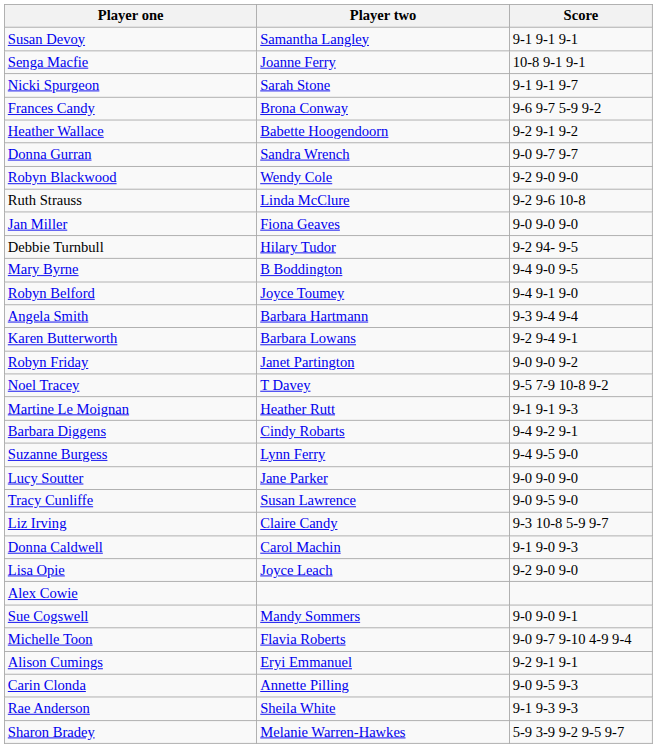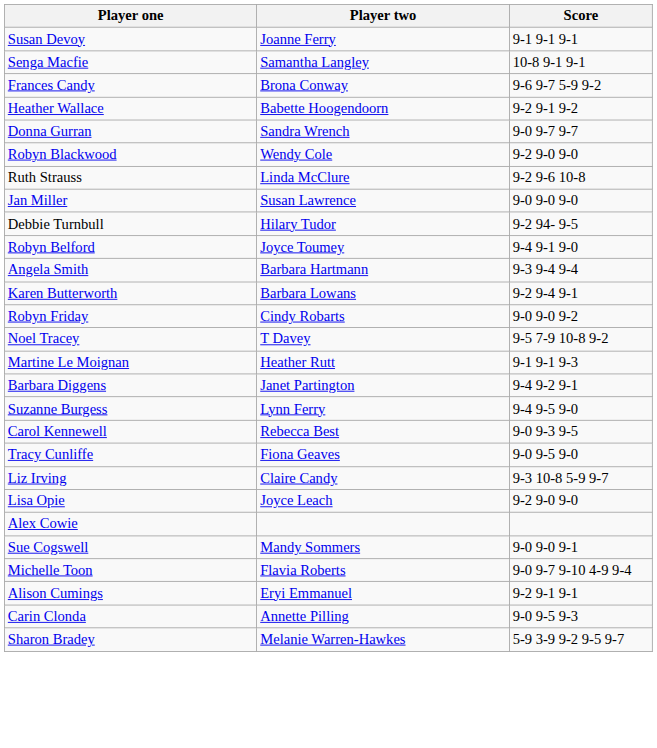(315, 39) Samantha Langley -> (298, 39) Joanne Ferry
(298, 62) Joanne Ferry -> (315, 62) Samantha Langley
- row: (54, 85)
(300, 223) Fiona Geaves -> (308, 200) Susan Lawrence
- row: (43, 270)
(307, 362) Janet Partington -> (302, 316) Cindy Robarts
(302, 431) Cindy Robarts -> (307, 385) Janet Partington
+ row: (57, 431)
- row: (46, 477)
(308, 500) Susan Lawrence -> (300, 454) Fiona Geaves
- row: (55, 547)
- row: (49, 708)
